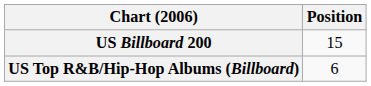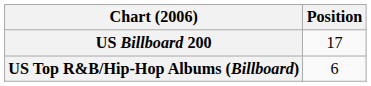(334, 42) 15 -> (334, 42) 17
